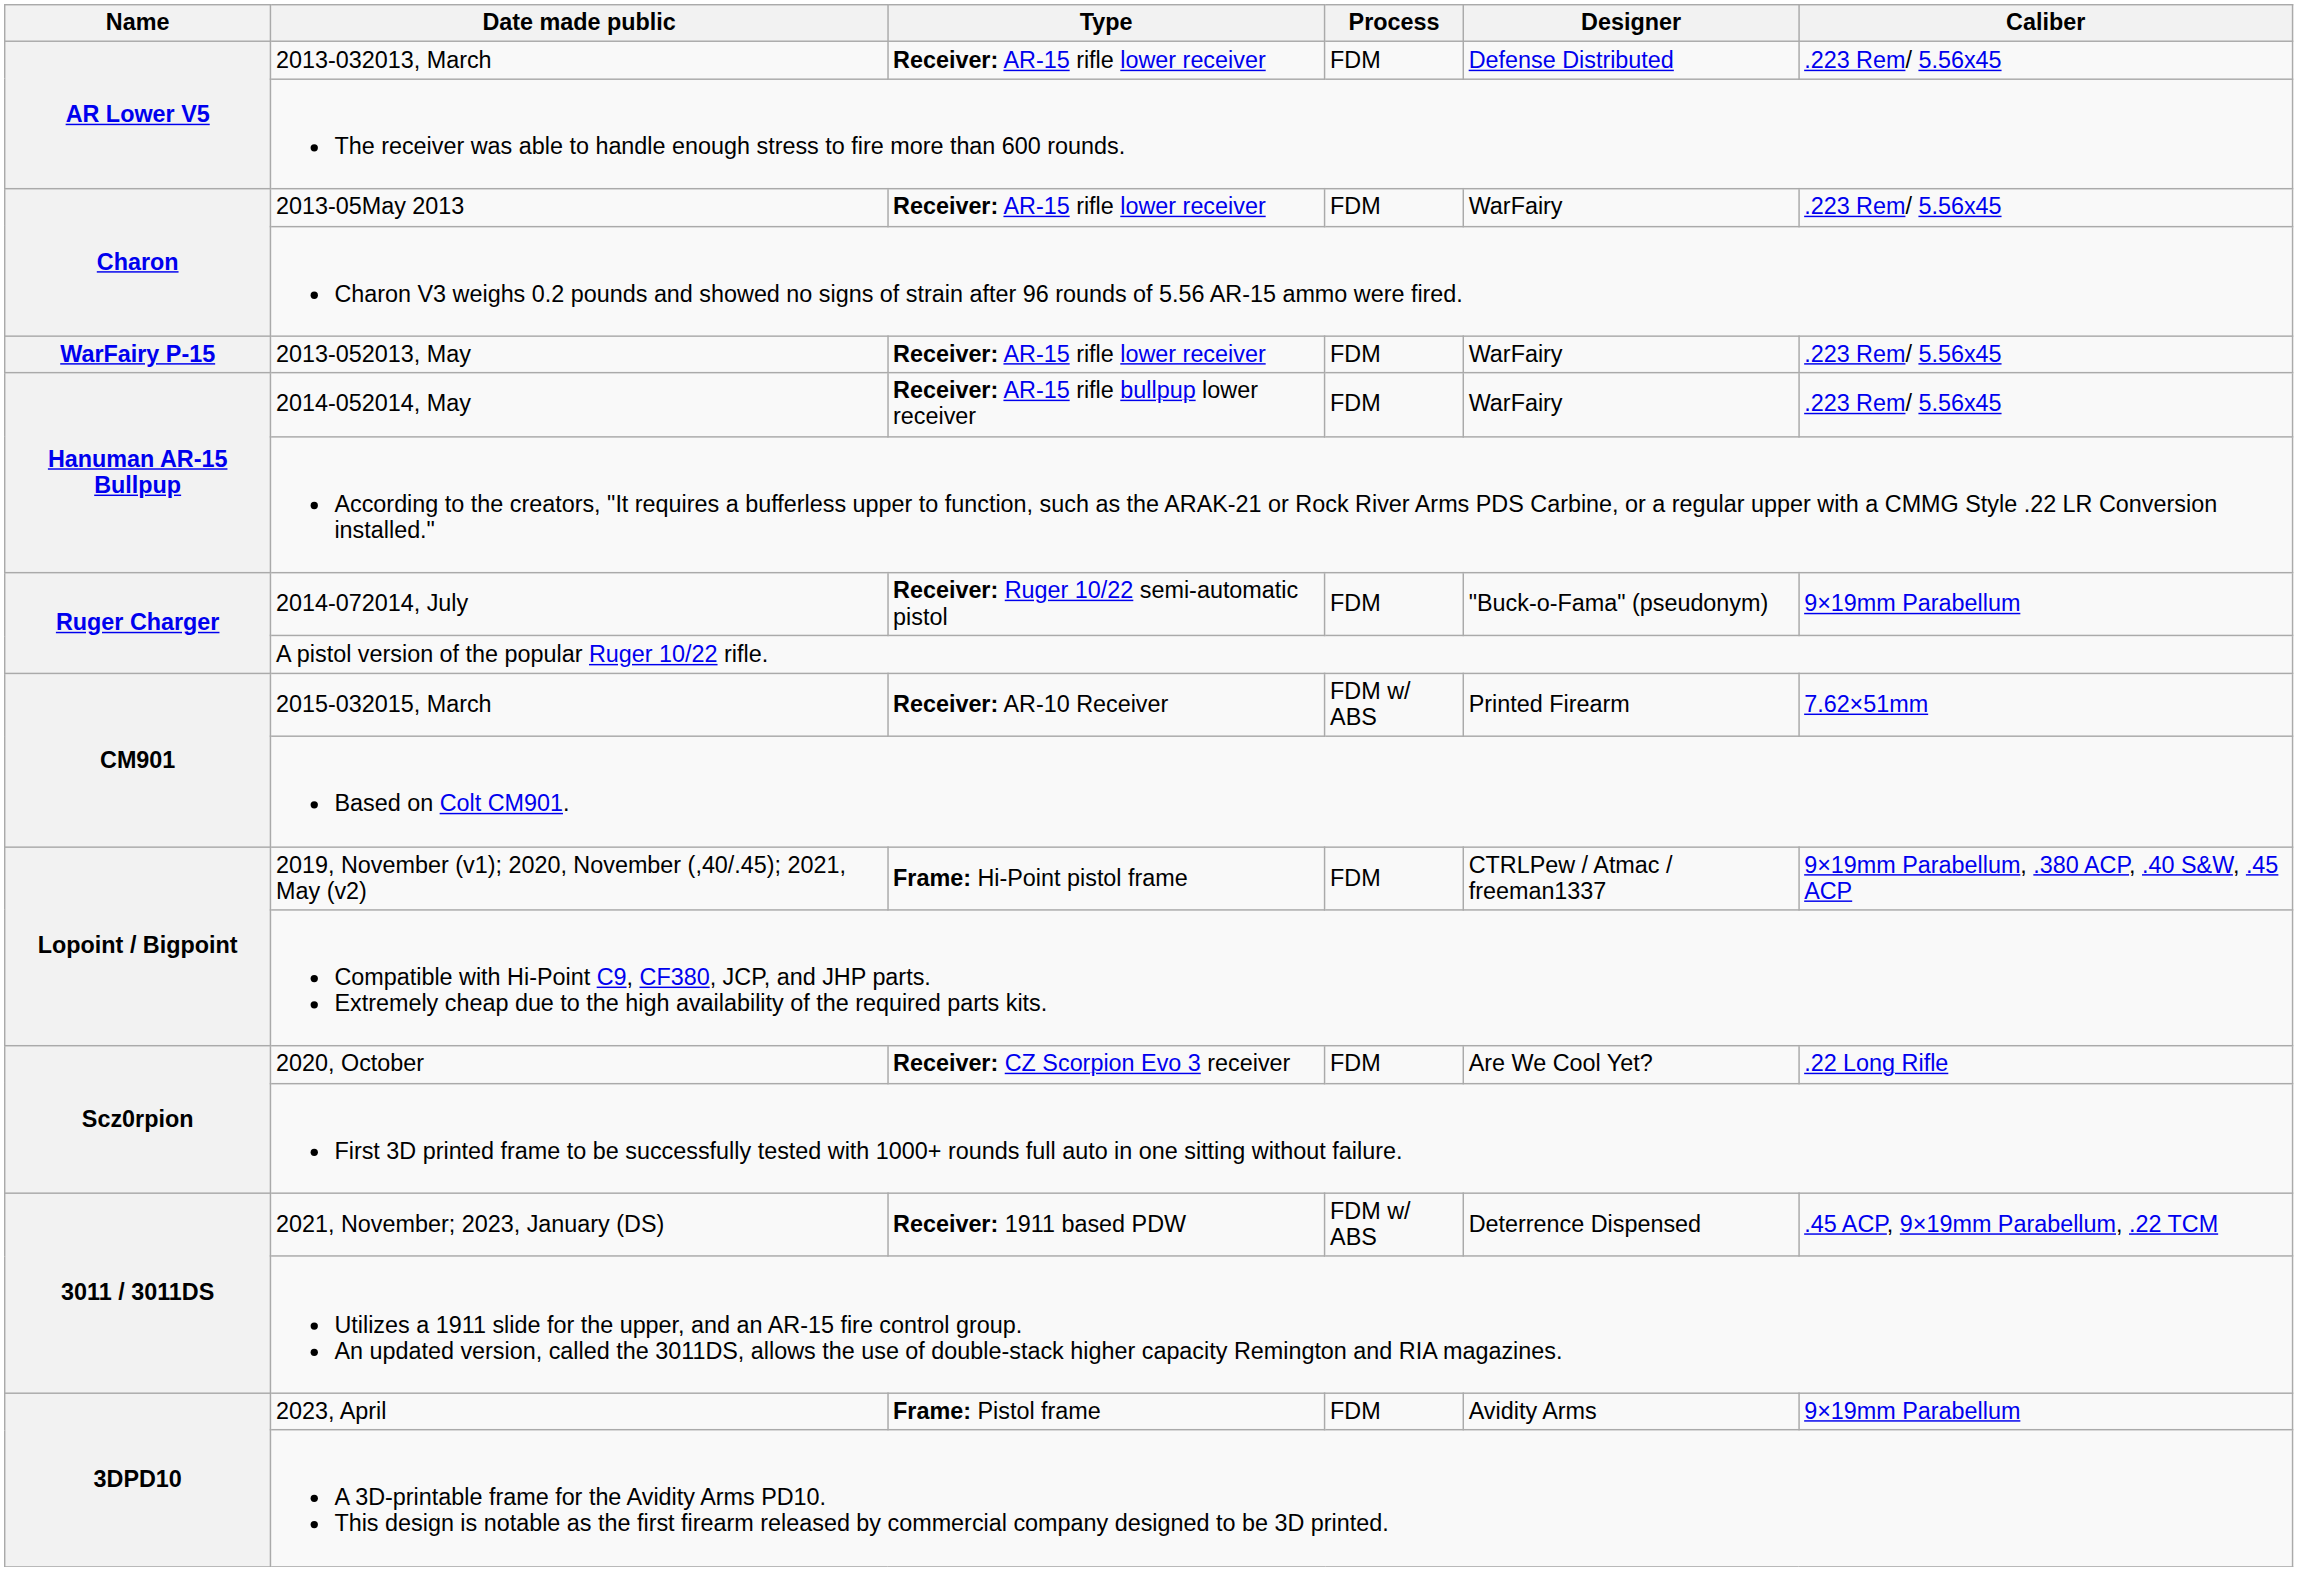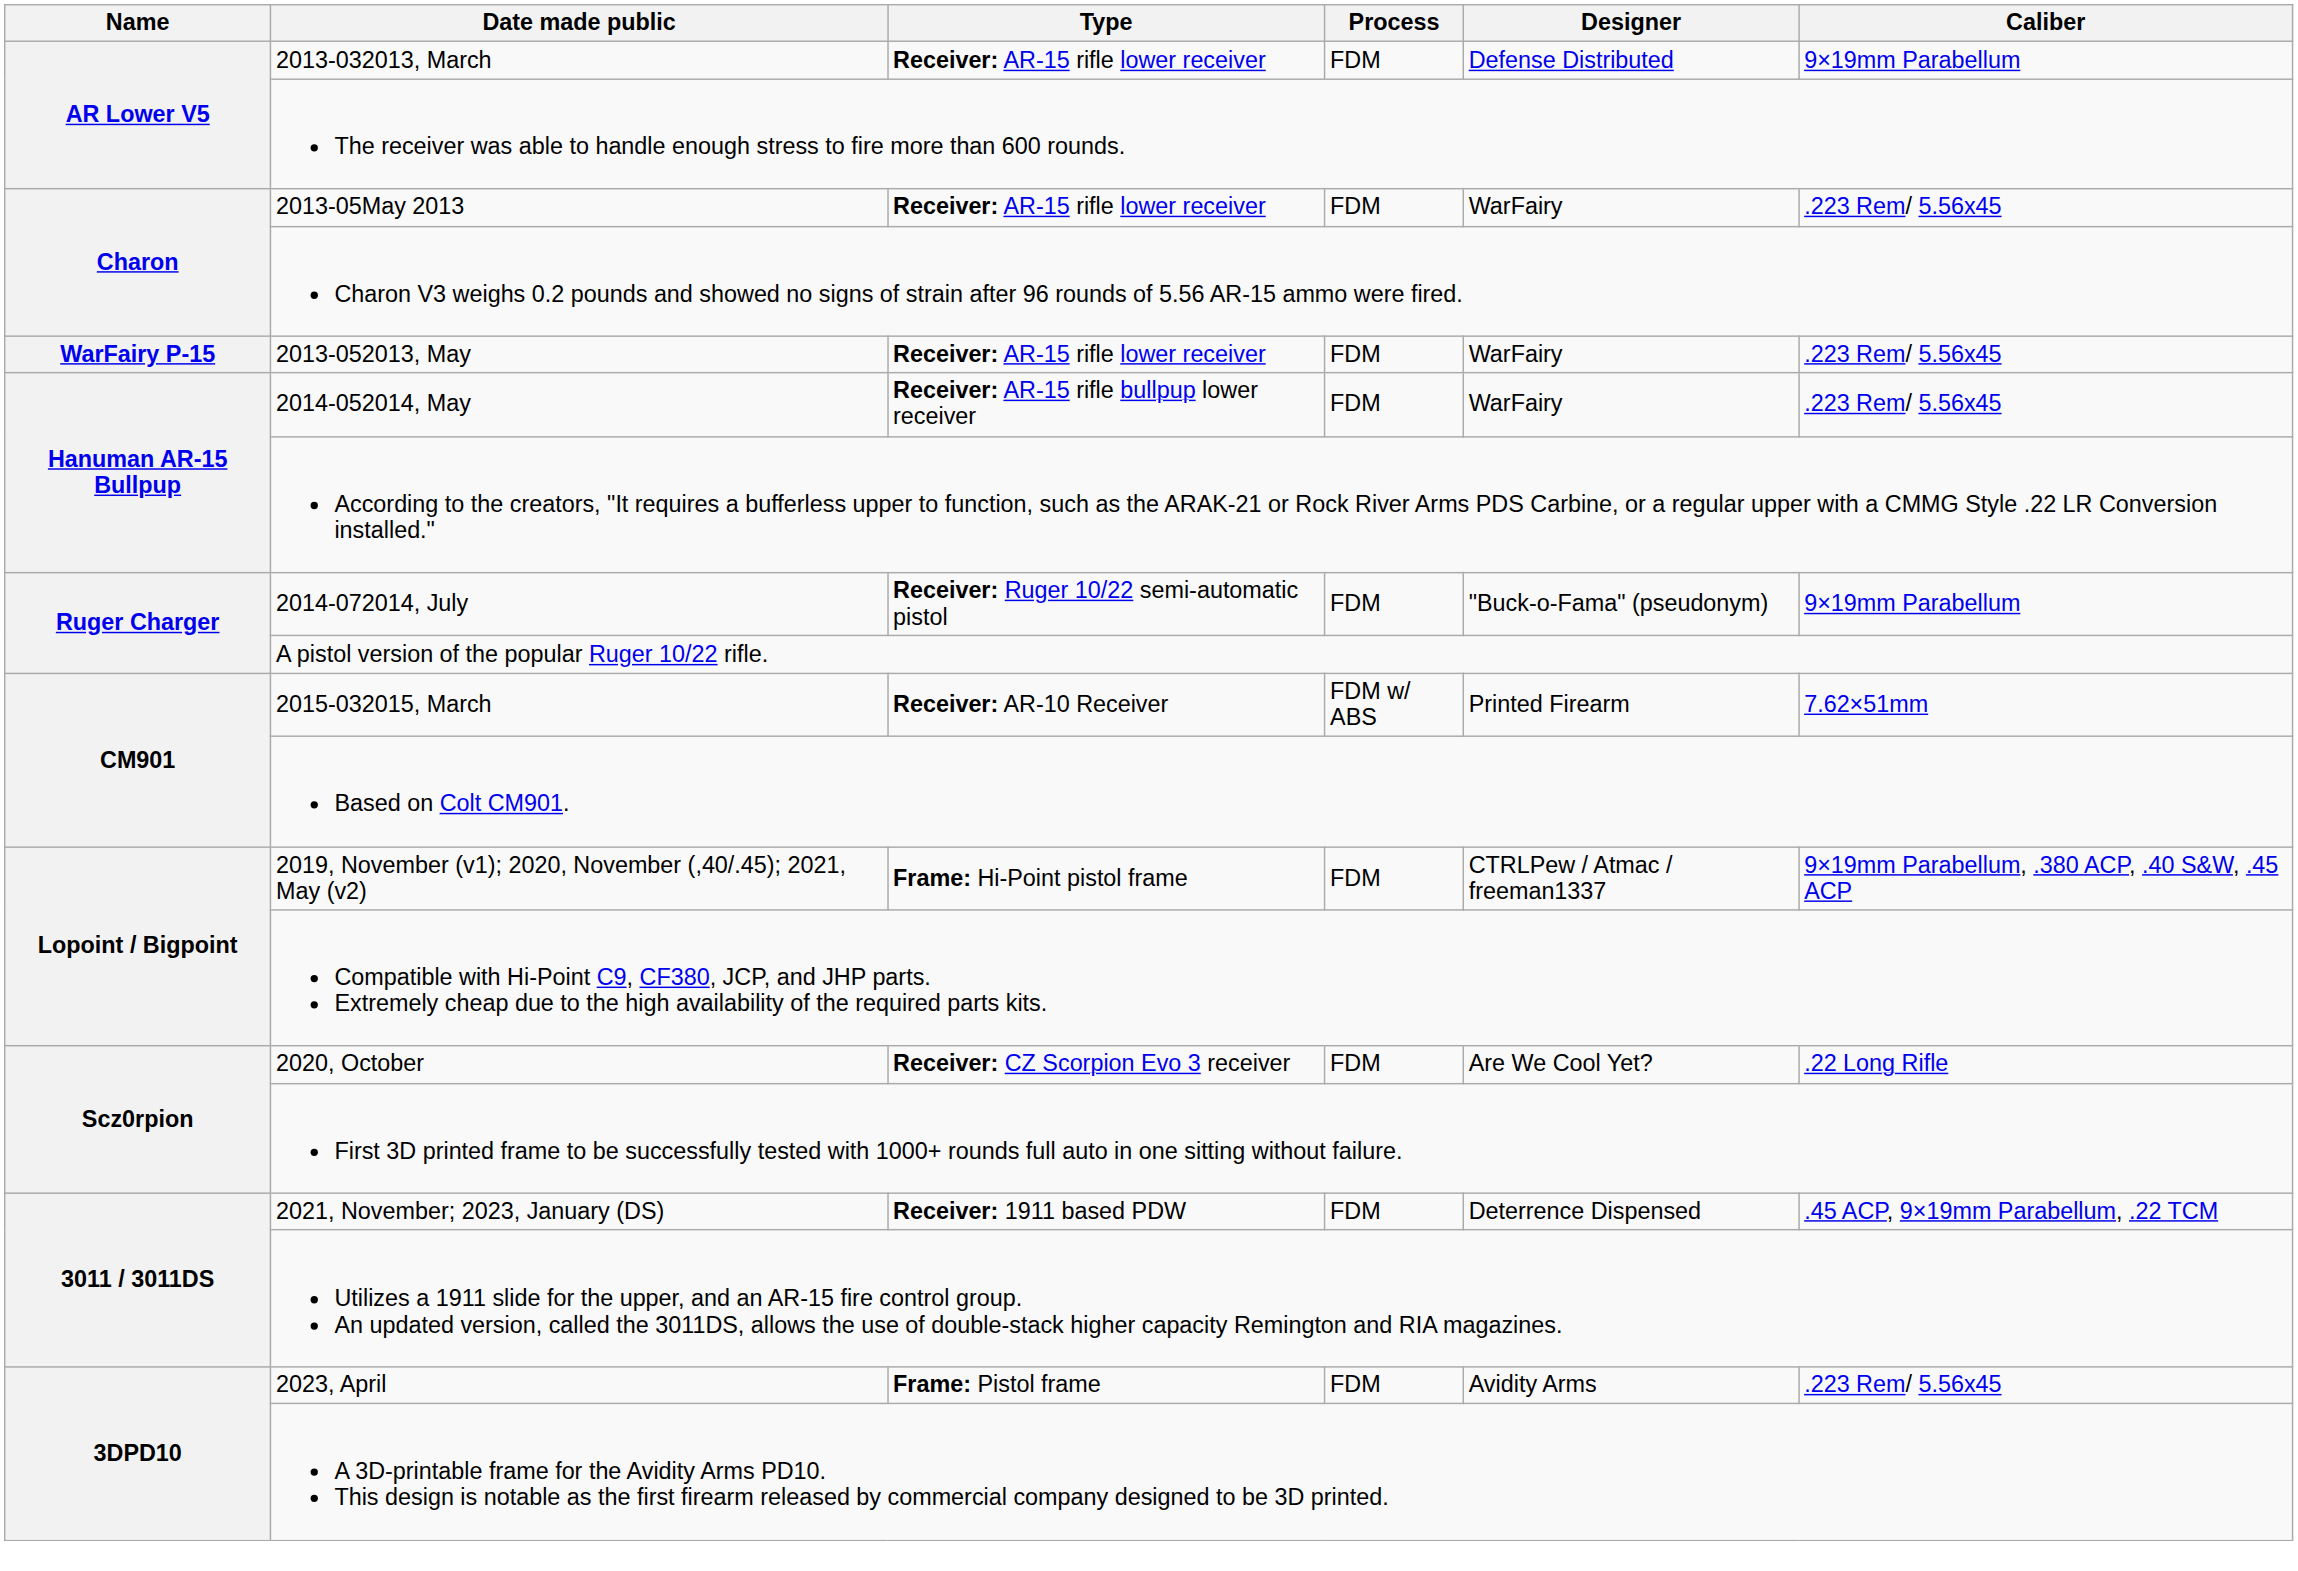(1903, 60) .223 Rem/ 5.56x45 -> (1912, 60) 9×19mm Parabellum
(1370, 1224) FDM w/ ABS -> (1355, 1211) FDM
(1912, 1411) 9×19mm Parabellum -> (1903, 1384) .223 Rem/ 5.56x45
